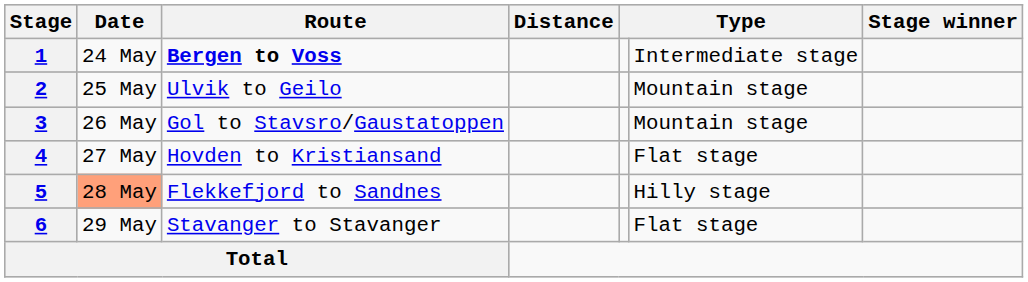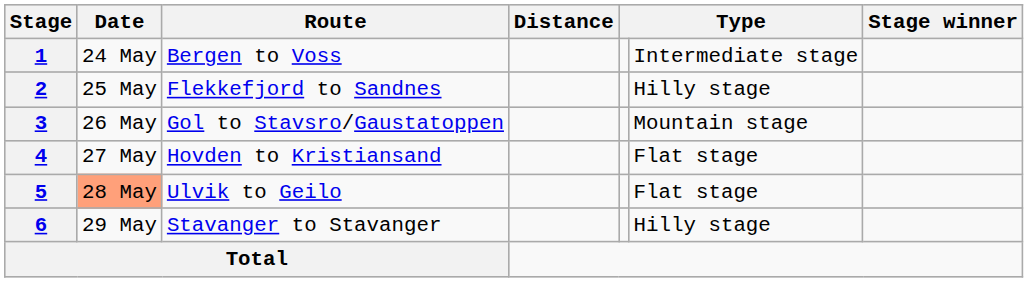(254, 56) bold -> (254, 56) normal
(254, 90) Ulvik to Geilo -> (304, 90) Flekkefjord to Sandnes
(721, 90) Mountain stage -> (702, 90) Hilly stage
(304, 191) Flekkefjord to Sandnes -> (254, 191) Ulvik to Geilo
(702, 191) Hilly stage -> (696, 191) Flat stage
(696, 225) Flat stage -> (702, 225) Hilly stage
